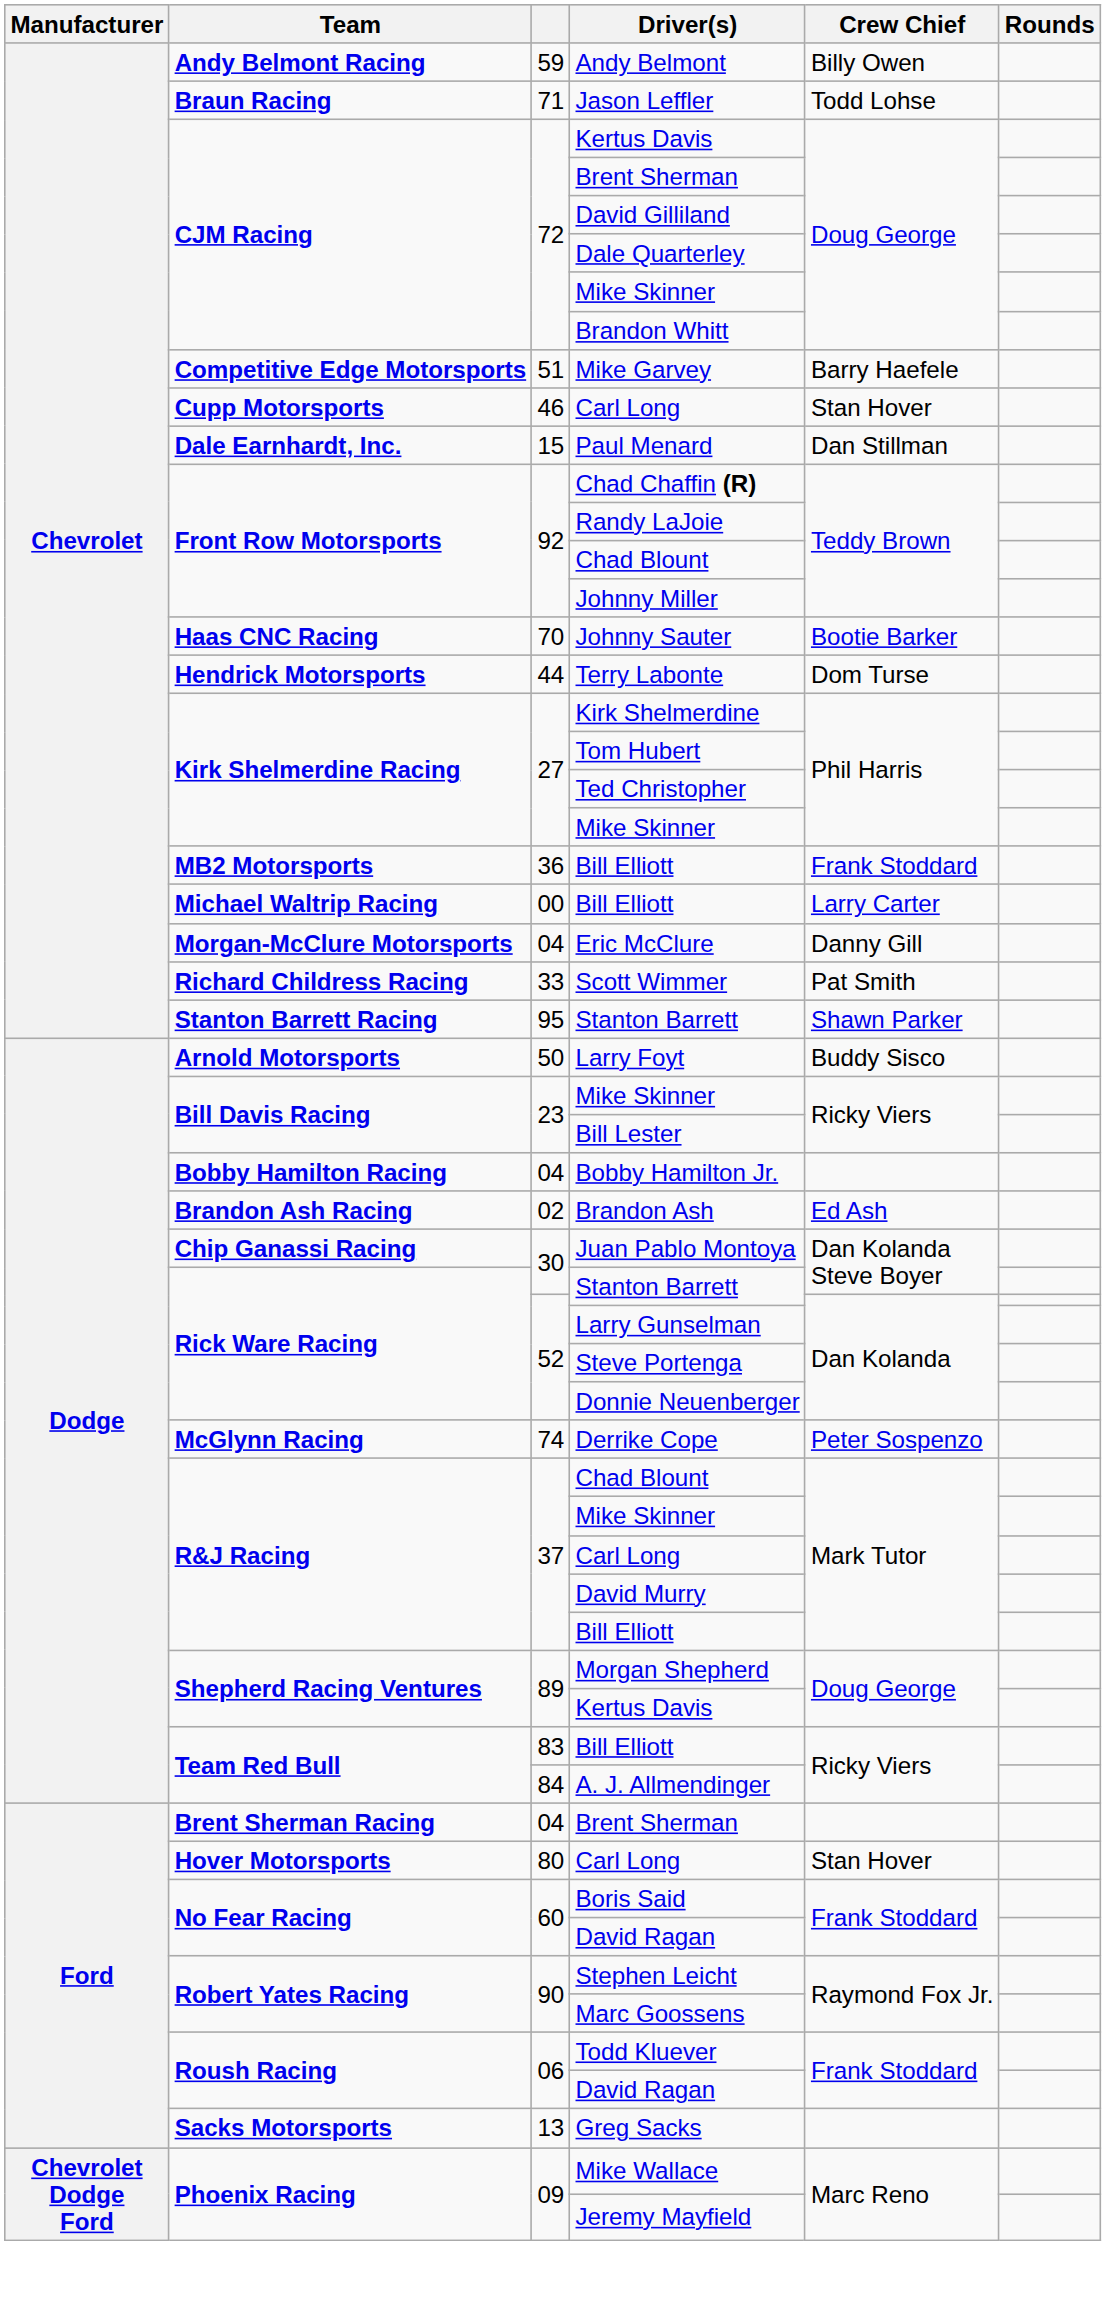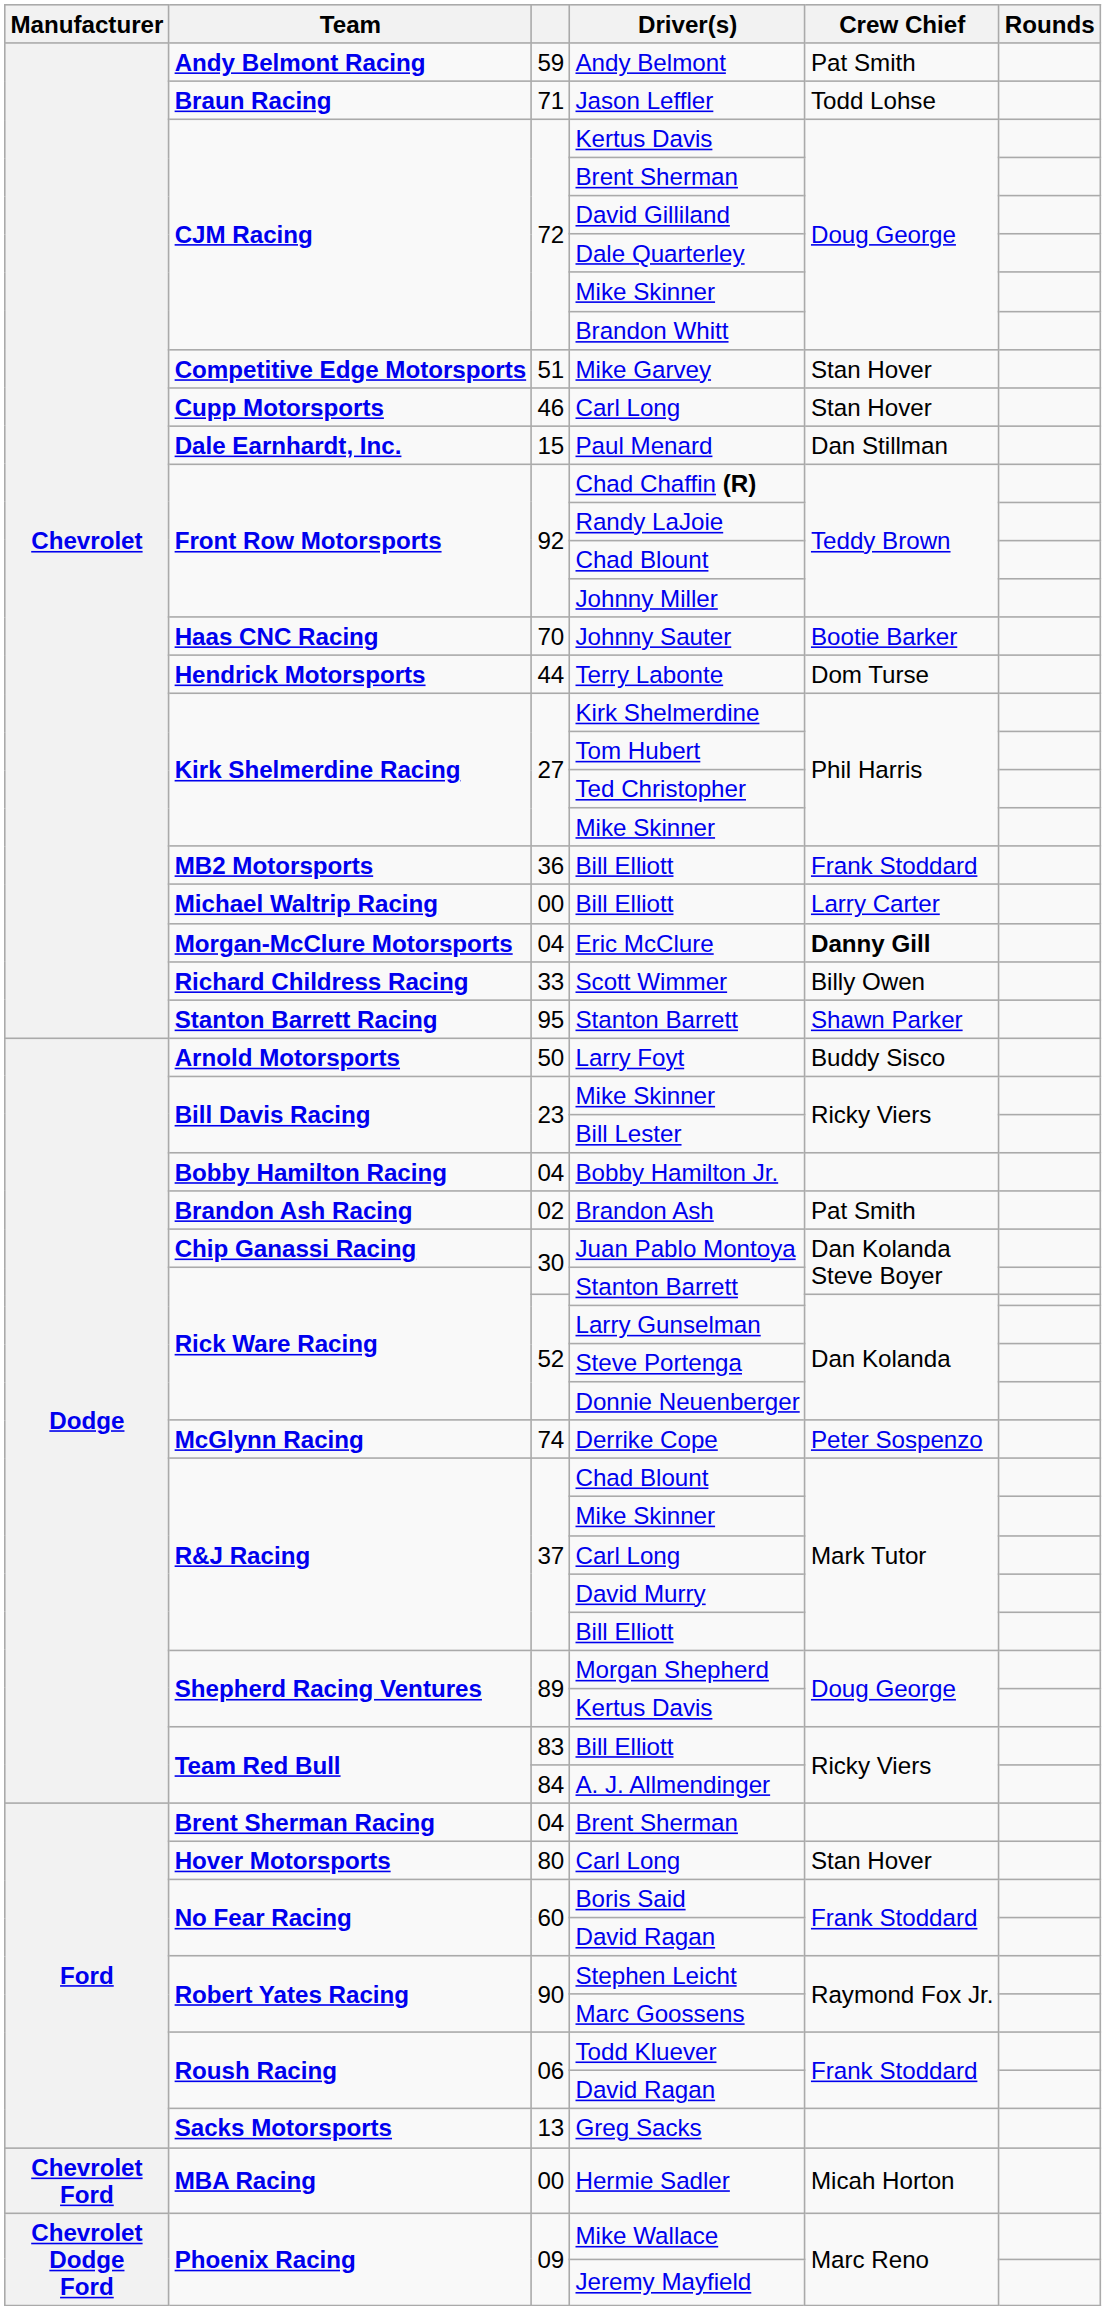(868, 62) Billy Owen -> (863, 62) Pat Smith
(885, 368) Barry Haefele -> (871, 368) Stan Hover
(867, 942) normal -> (871, 942) bold
(863, 981) Pat Smith -> (868, 981) Billy Owen
(849, 1210) Ed Ash -> (863, 1210) Pat Smith
+ row: (551, 2180)
